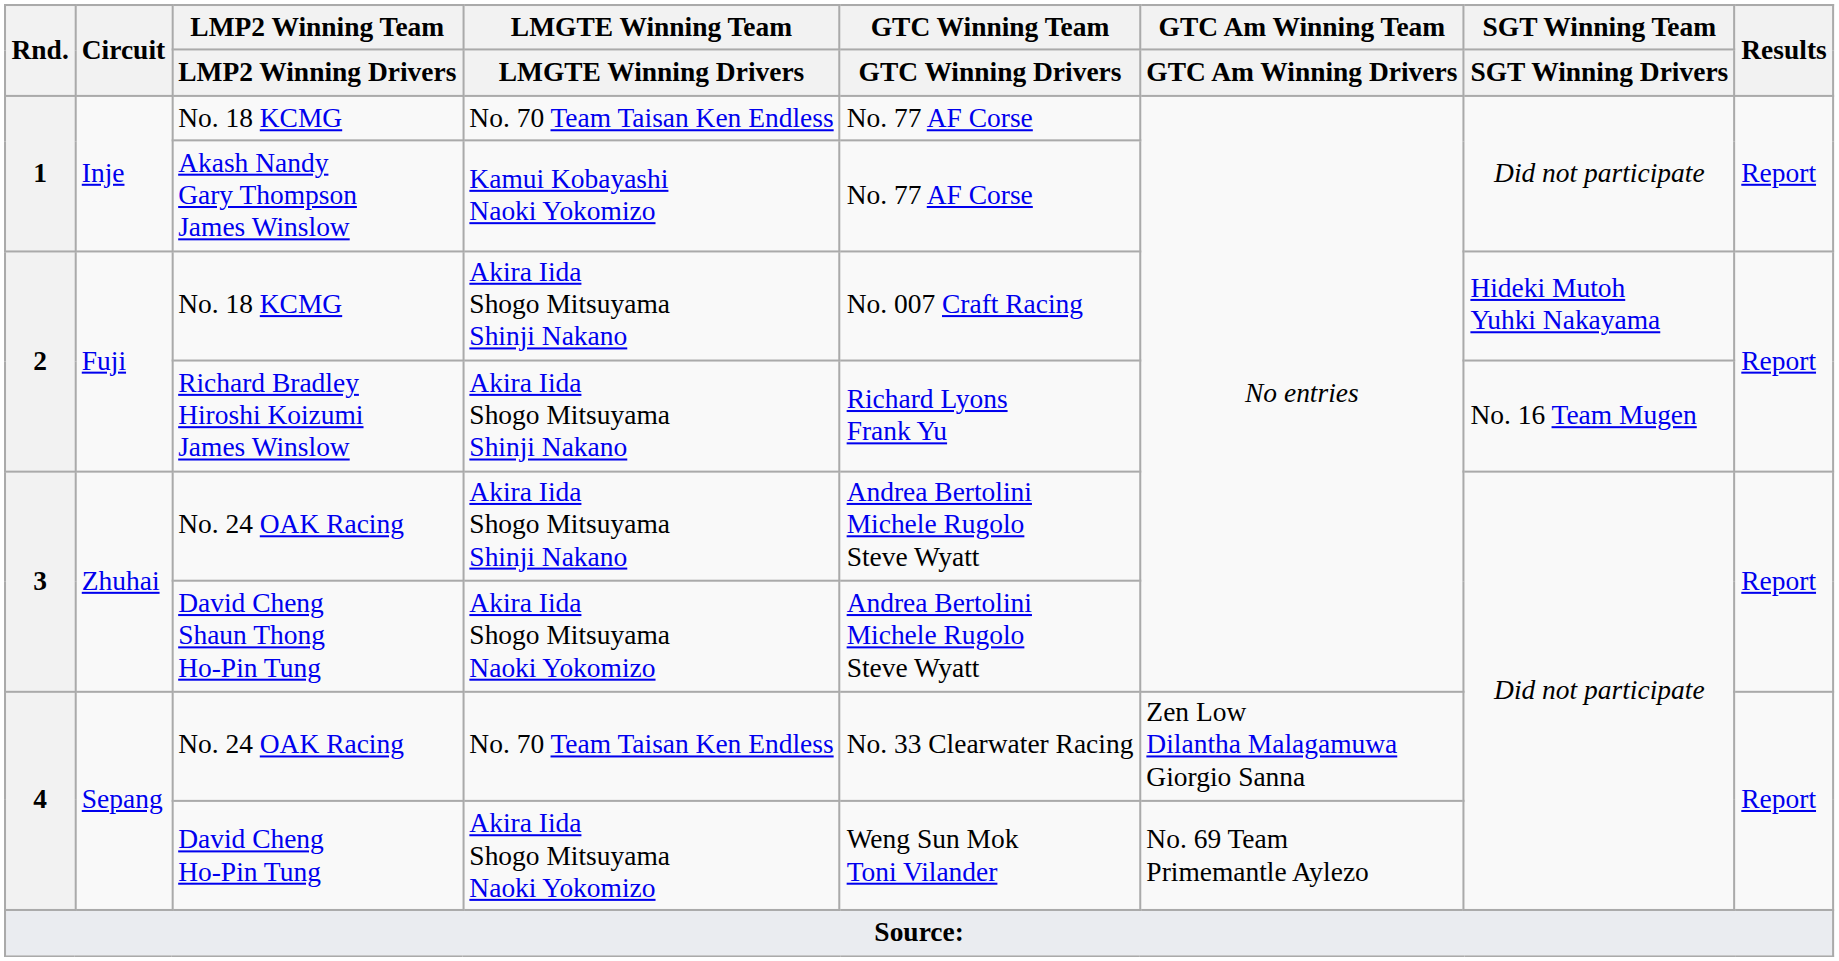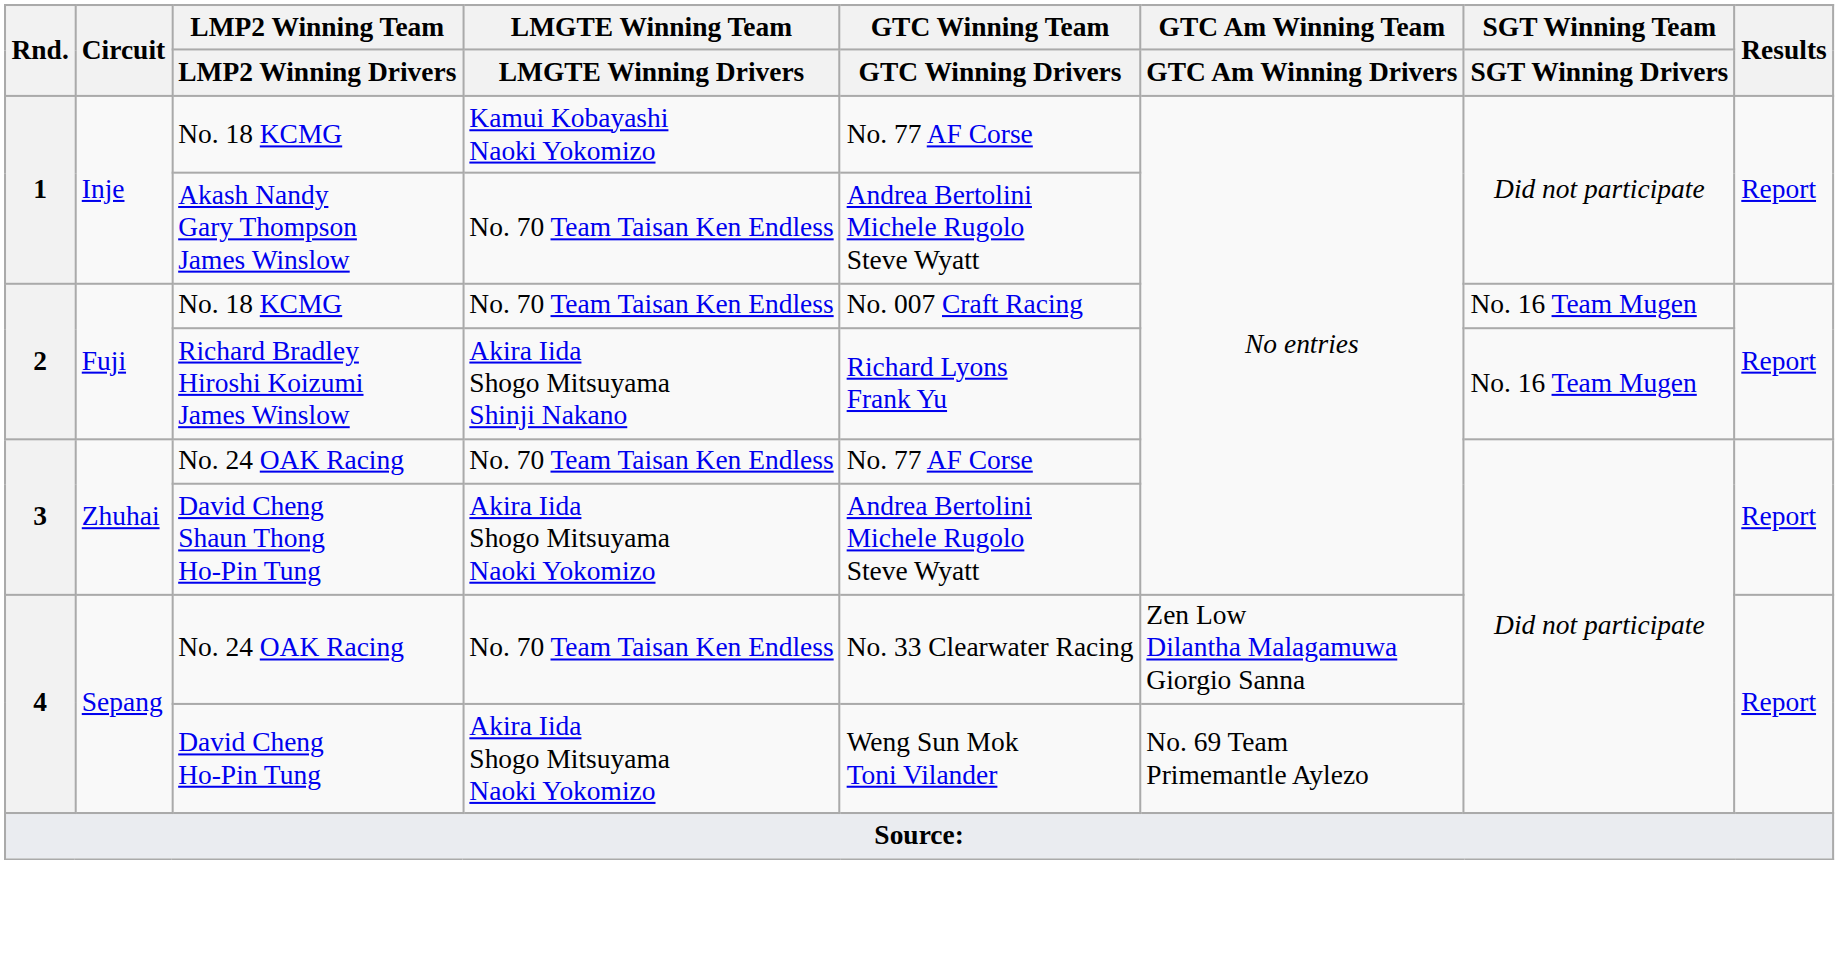(652, 117) No. 70 Team Taisan Ken Endless -> (569, 133) Kamui Kobayashi Naoki Yokomizo
(569, 195) Kamui Kobayashi Naoki Yokomizo -> (652, 227) No. 70 Team Taisan Ken Endless
(940, 195) No. 77 AF Corse -> (939, 227) Andrea Bertolini Michele Rugolo Steve Wyatt
(570, 305) Akira Iida Shogo Mitsuyama Shinji Nakano -> (652, 305) No. 70 Team Taisan Ken Endless
(1565, 305) Hideki Mutoh Yuhki Nakayama -> (1584, 305) No. 16 Team Mugen
(570, 524) Akira Iida Shogo Mitsuyama Shinji Nakano -> (652, 460) No. 70 Team Taisan Ken Endless
(939, 524) Andrea Bertolini Michele Rugolo Steve Wyatt -> (940, 460) No. 77 AF Corse
